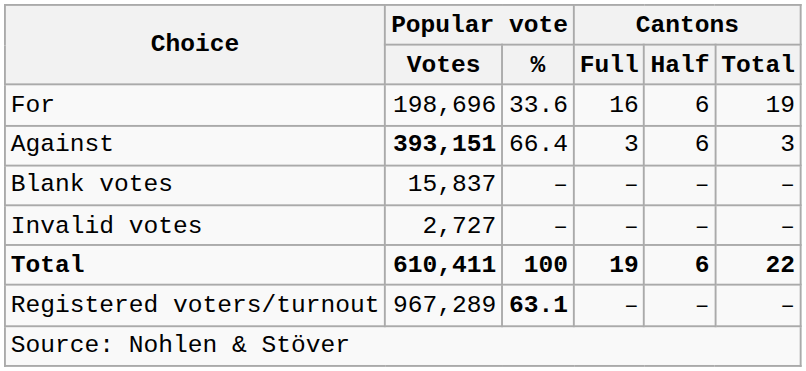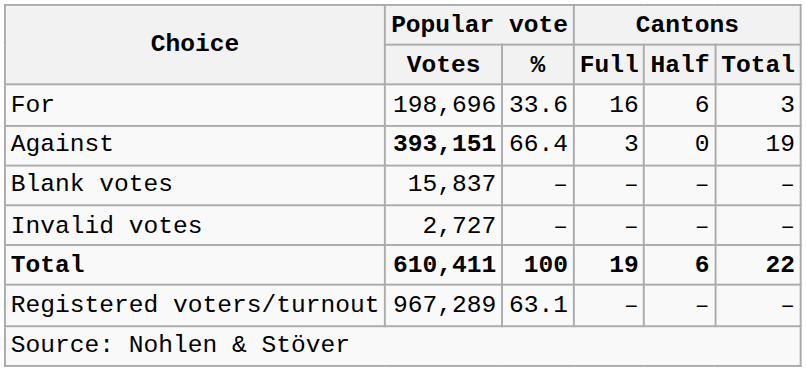(780, 105) 19 -> (788, 105) 3
(702, 145) 6 -> (702, 145) 0
(788, 145) 3 -> (780, 145) 19
(539, 305) bold -> (539, 305) normal
